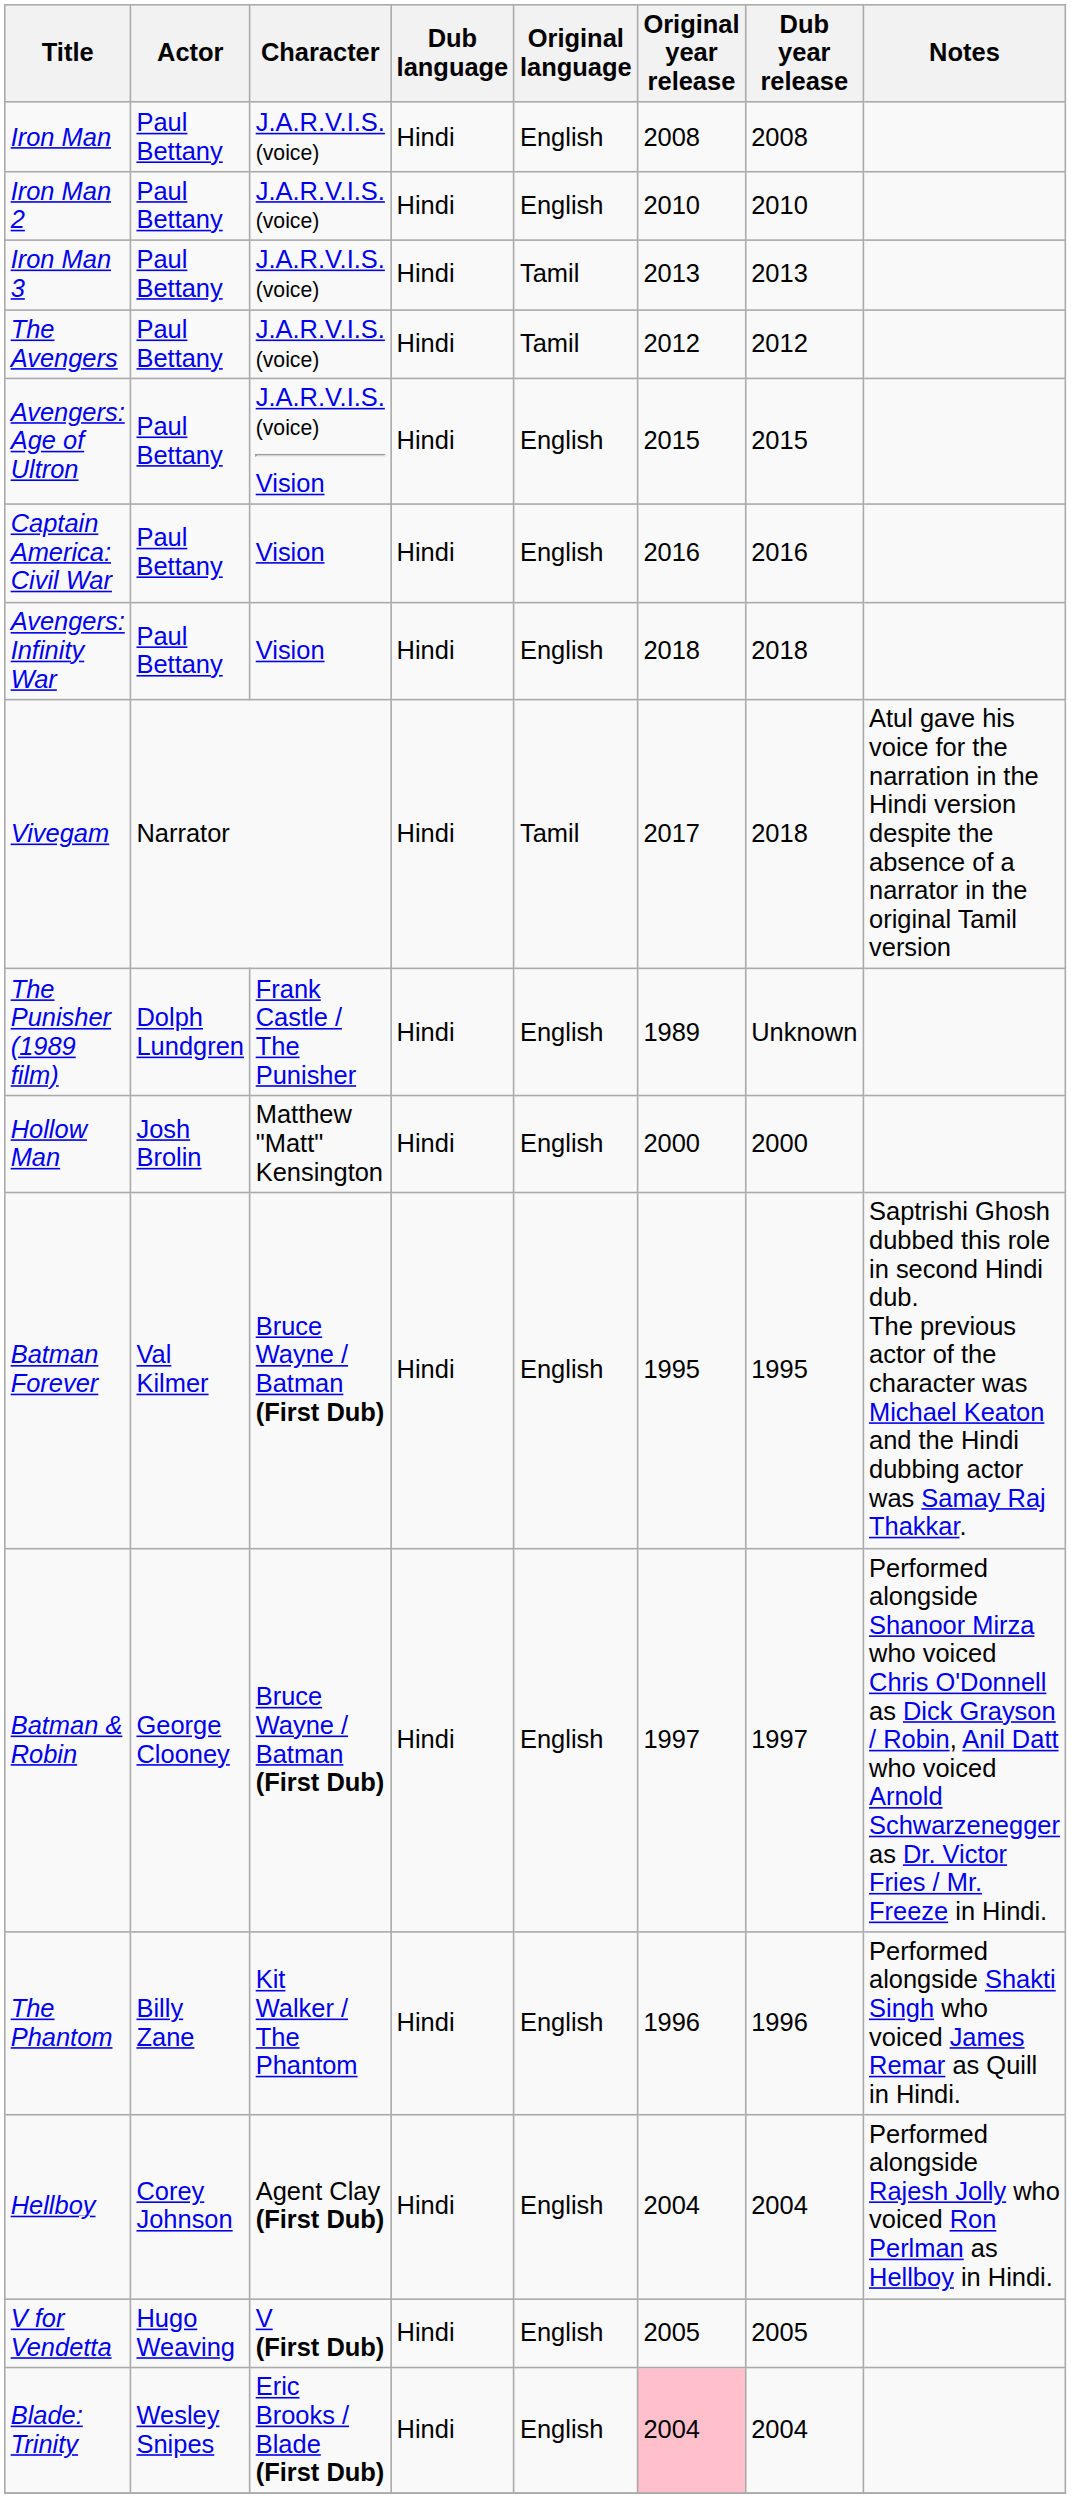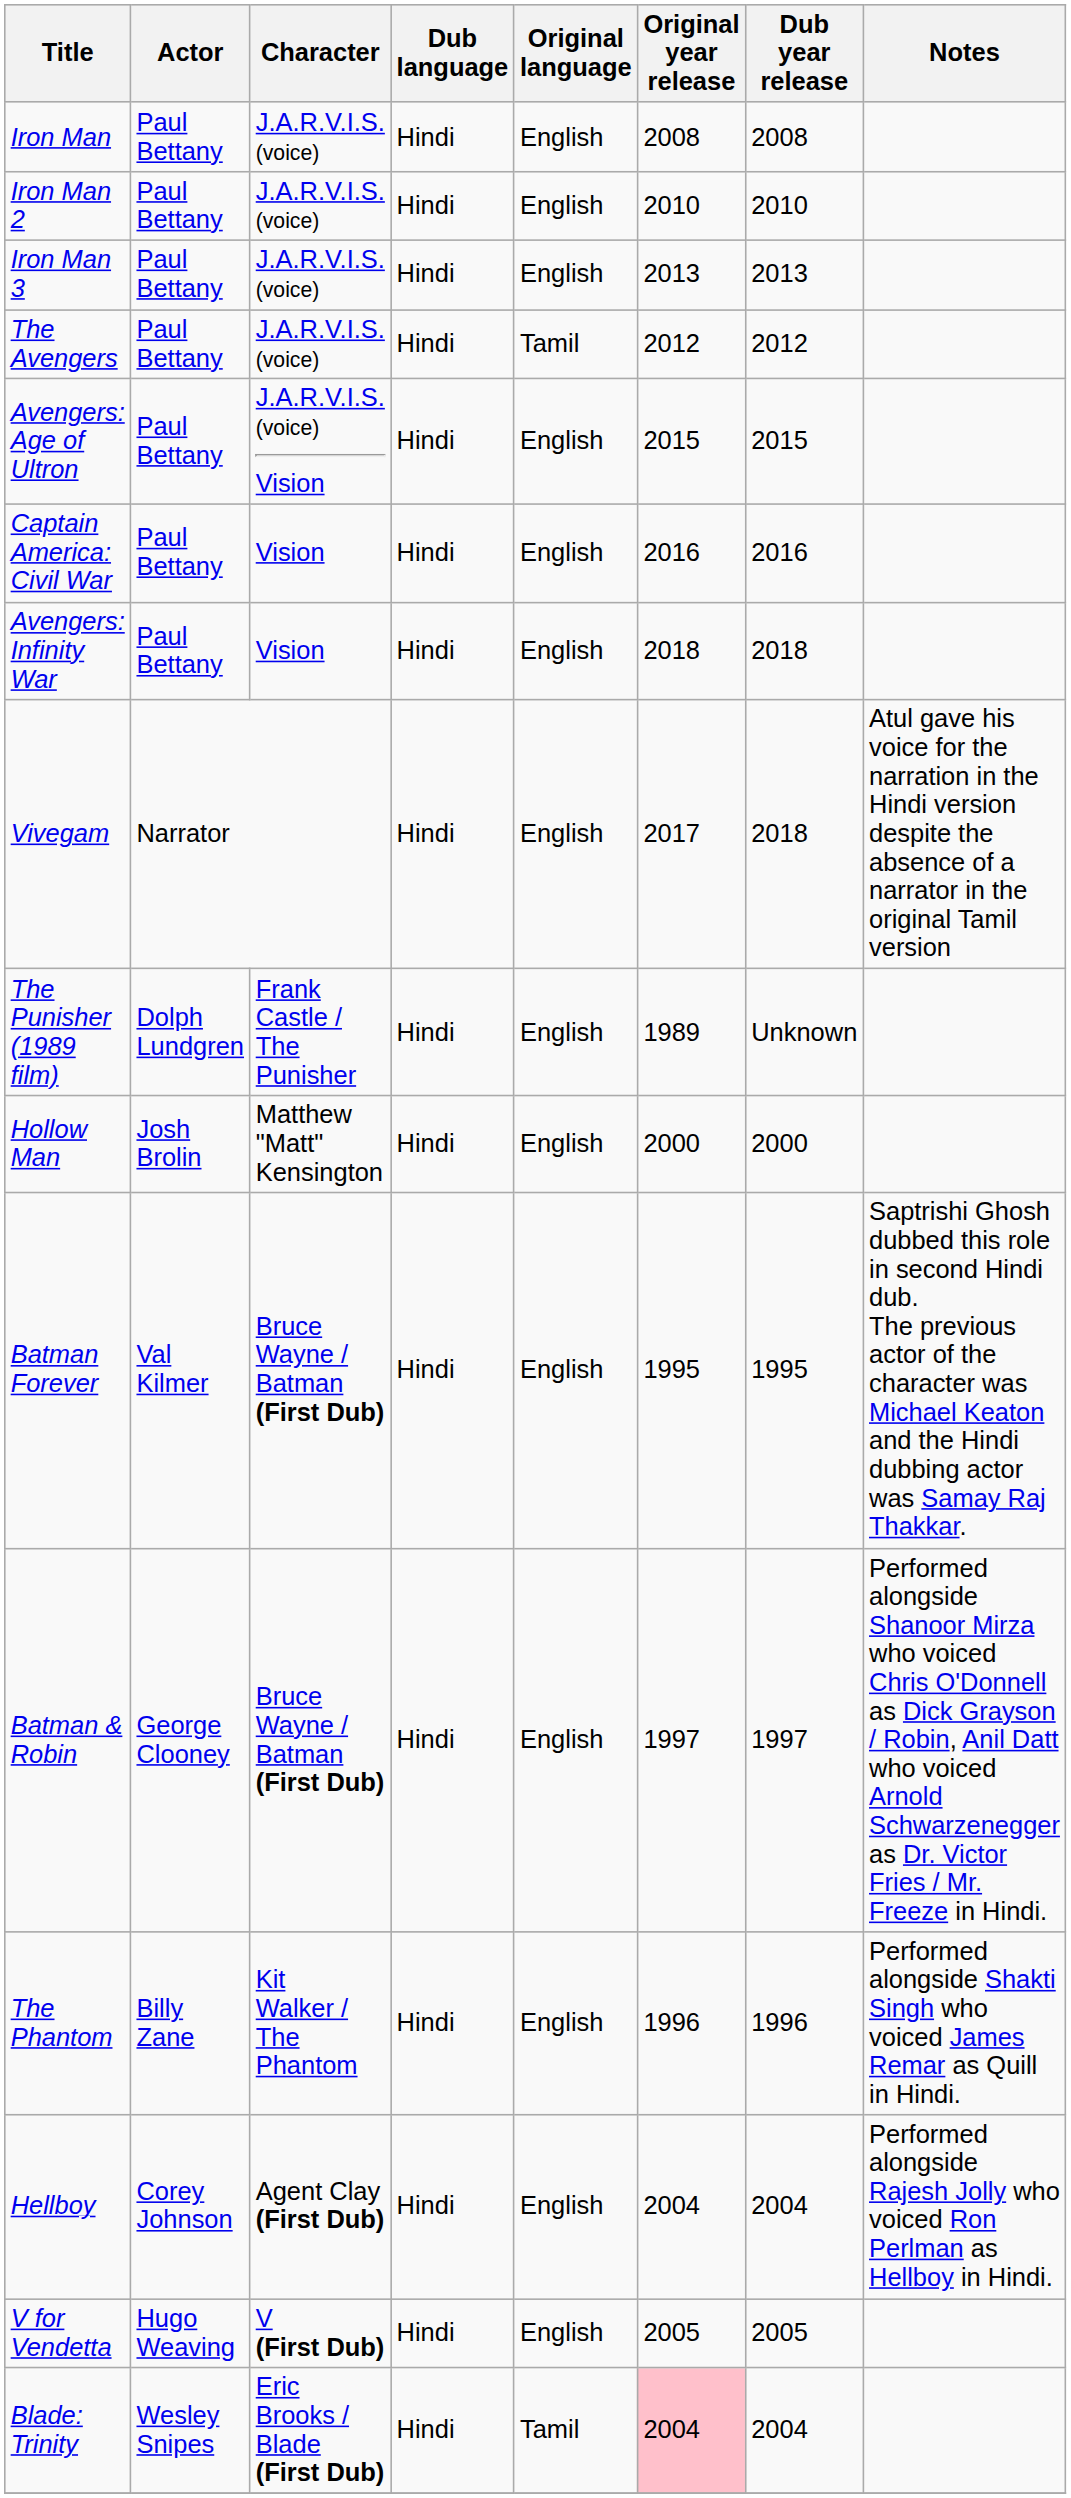(550, 274) Tamil -> (562, 274) English
(550, 833) Tamil -> (562, 833) English
(562, 2430) English -> (550, 2430) Tamil
